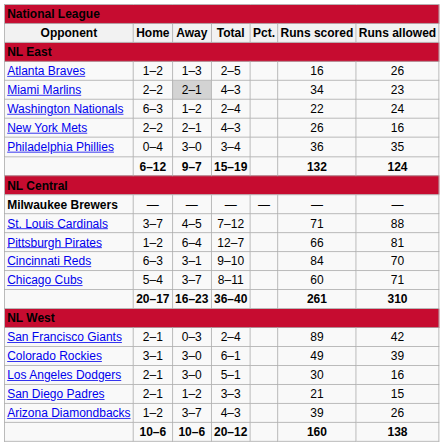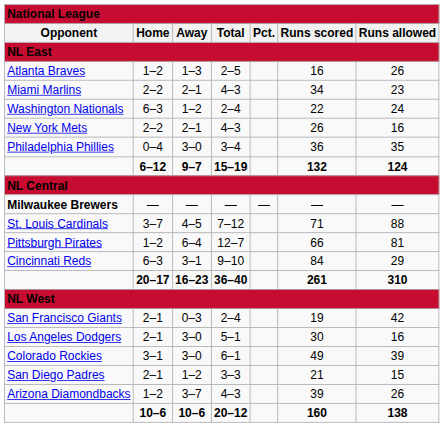(192, 90) lightgrey background -> (192, 90) no background
(397, 261) 70 -> (397, 261) 29
- row: (45, 280)
(317, 337) 89 -> (317, 318) 19
rows swapped: (64, 375) <-> (55, 356)
